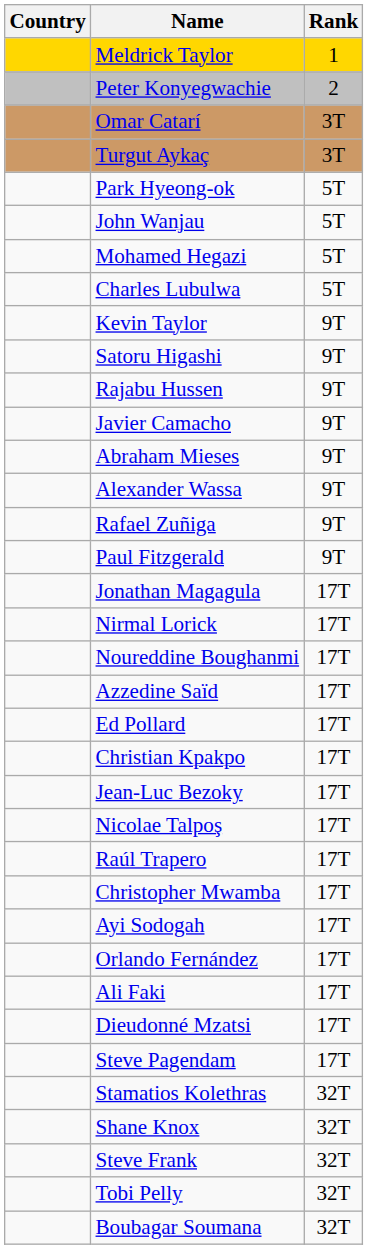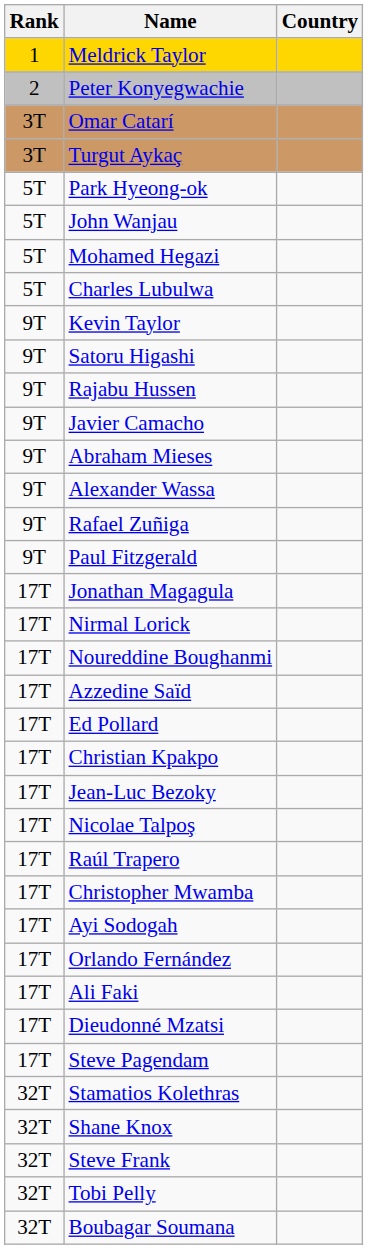columns swapped: (333, 21) <-> (48, 21)
